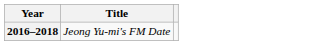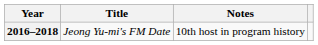+ column: (240, 13)
